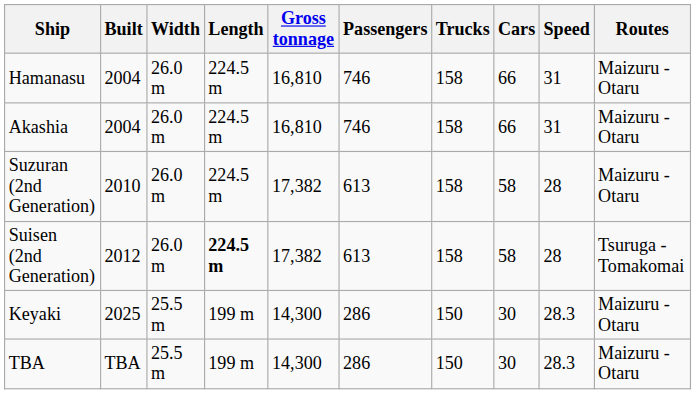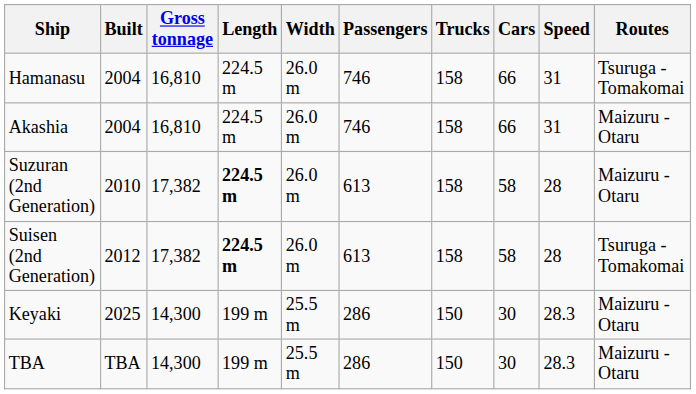columns swapped: (303, 29) <-> (175, 29)
(634, 78) Maizuru - Otaru -> (641, 78) Tsuruga - Tomakomai
(229, 186) normal -> (242, 186) bold
